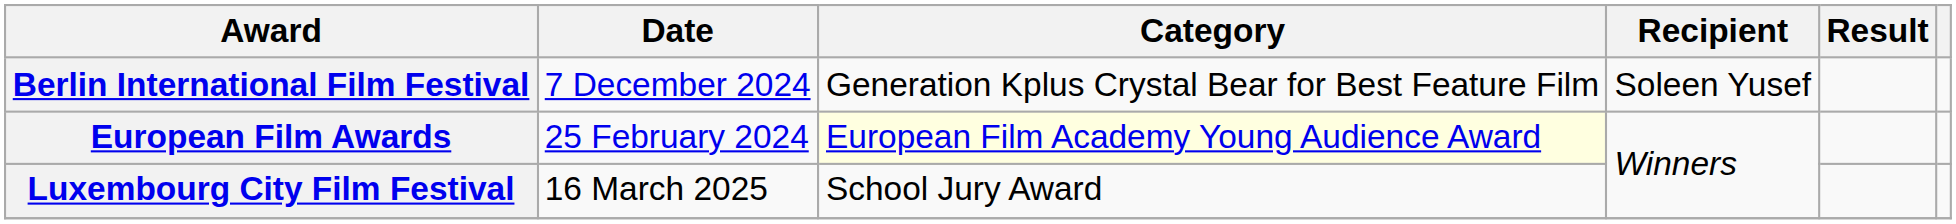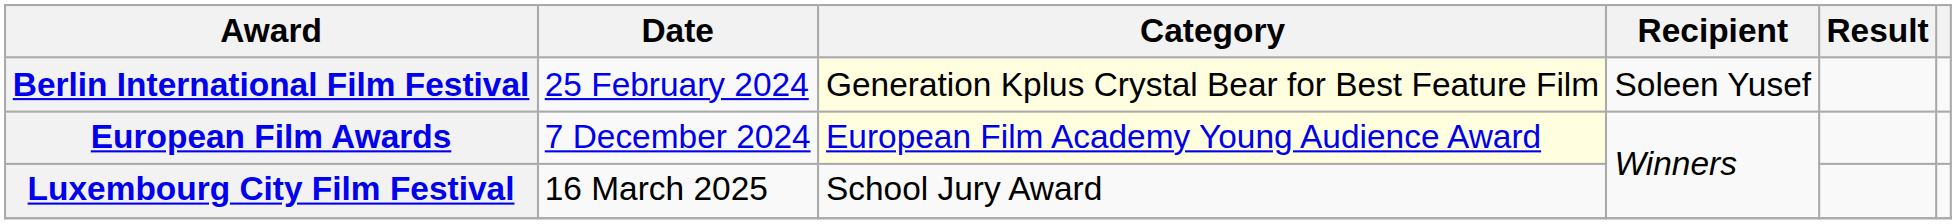(678, 84) 7 December 2024 -> (677, 84) 25 February 2024
(1213, 84) no background -> (1213, 84) lightyellow background
(677, 137) 25 February 2024 -> (678, 137) 7 December 2024
